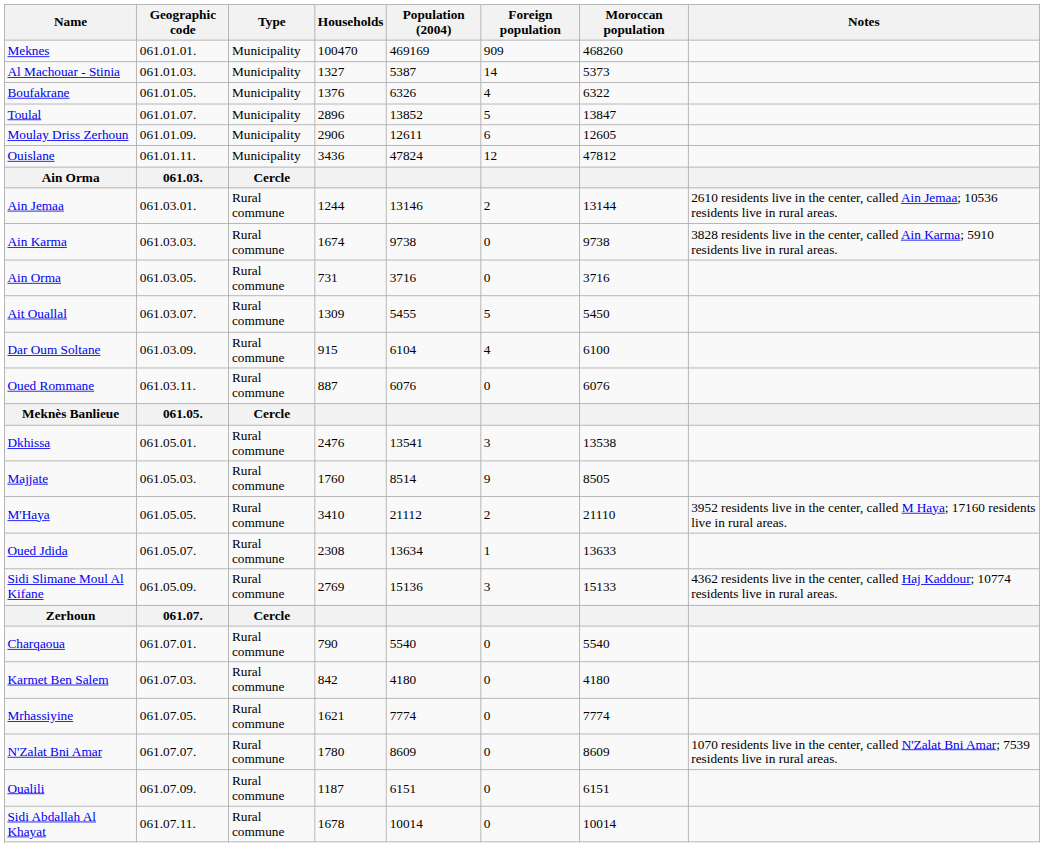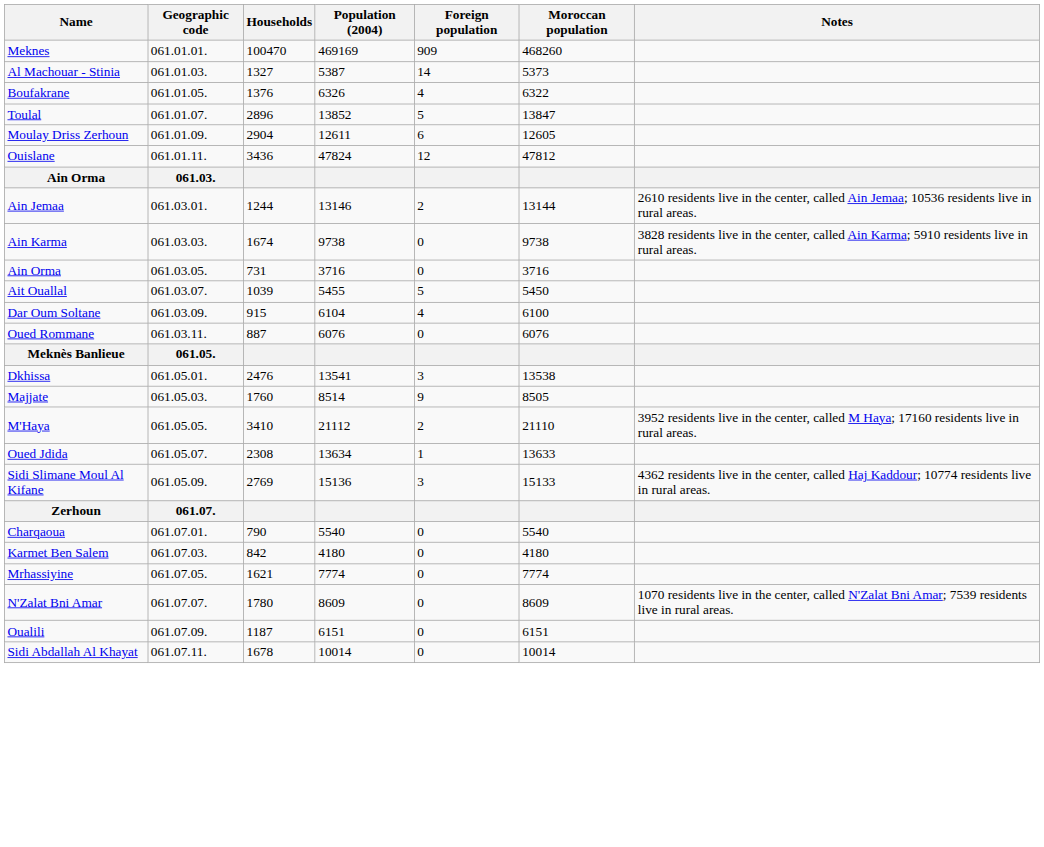- column: (272, 22)
(331, 135) 2906 -> (260, 135) 2904
(331, 313) 1309 -> (260, 291) 1039
